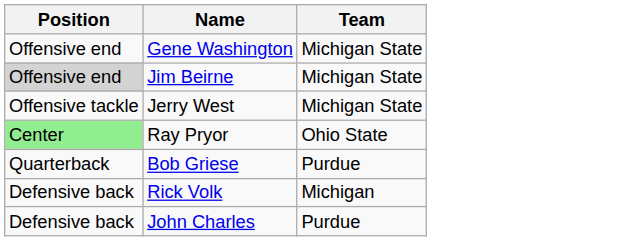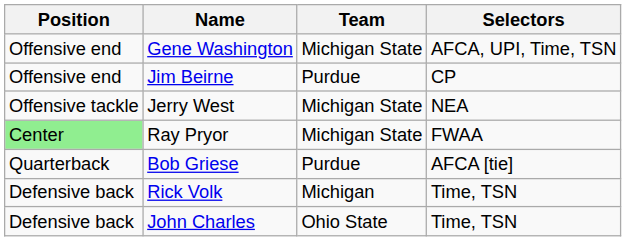+ column: (524, 19)
(65, 77) lightgrey background -> (65, 77) no background
(362, 77) Michigan State -> (331, 77) Purdue
(345, 135) Ohio State -> (362, 135) Michigan State
(331, 222) Purdue -> (345, 222) Ohio State
